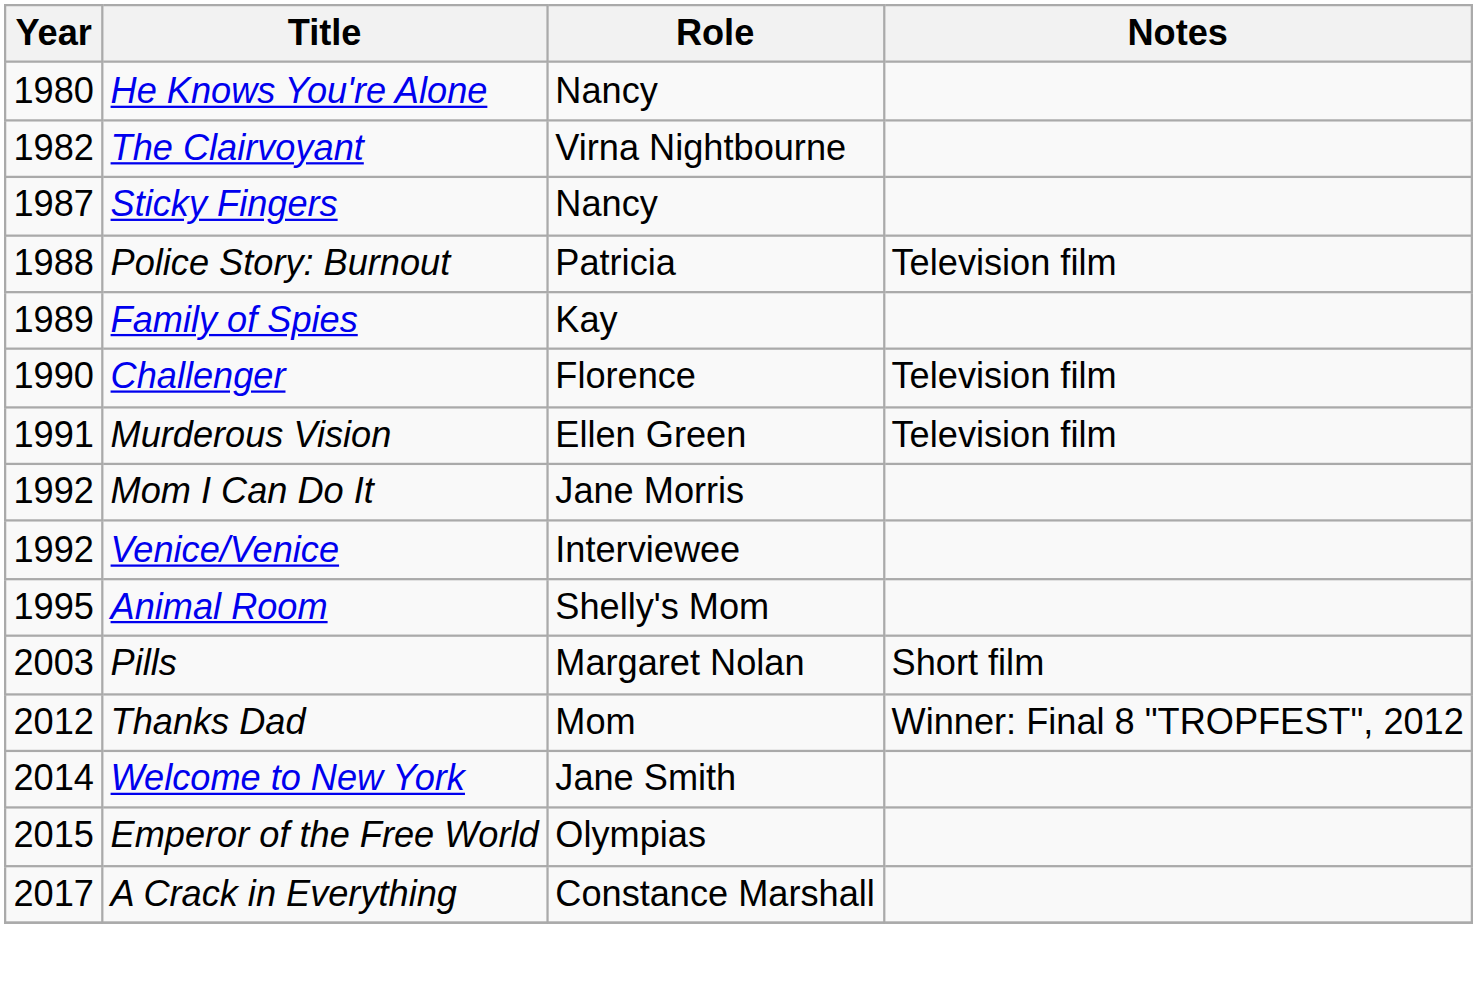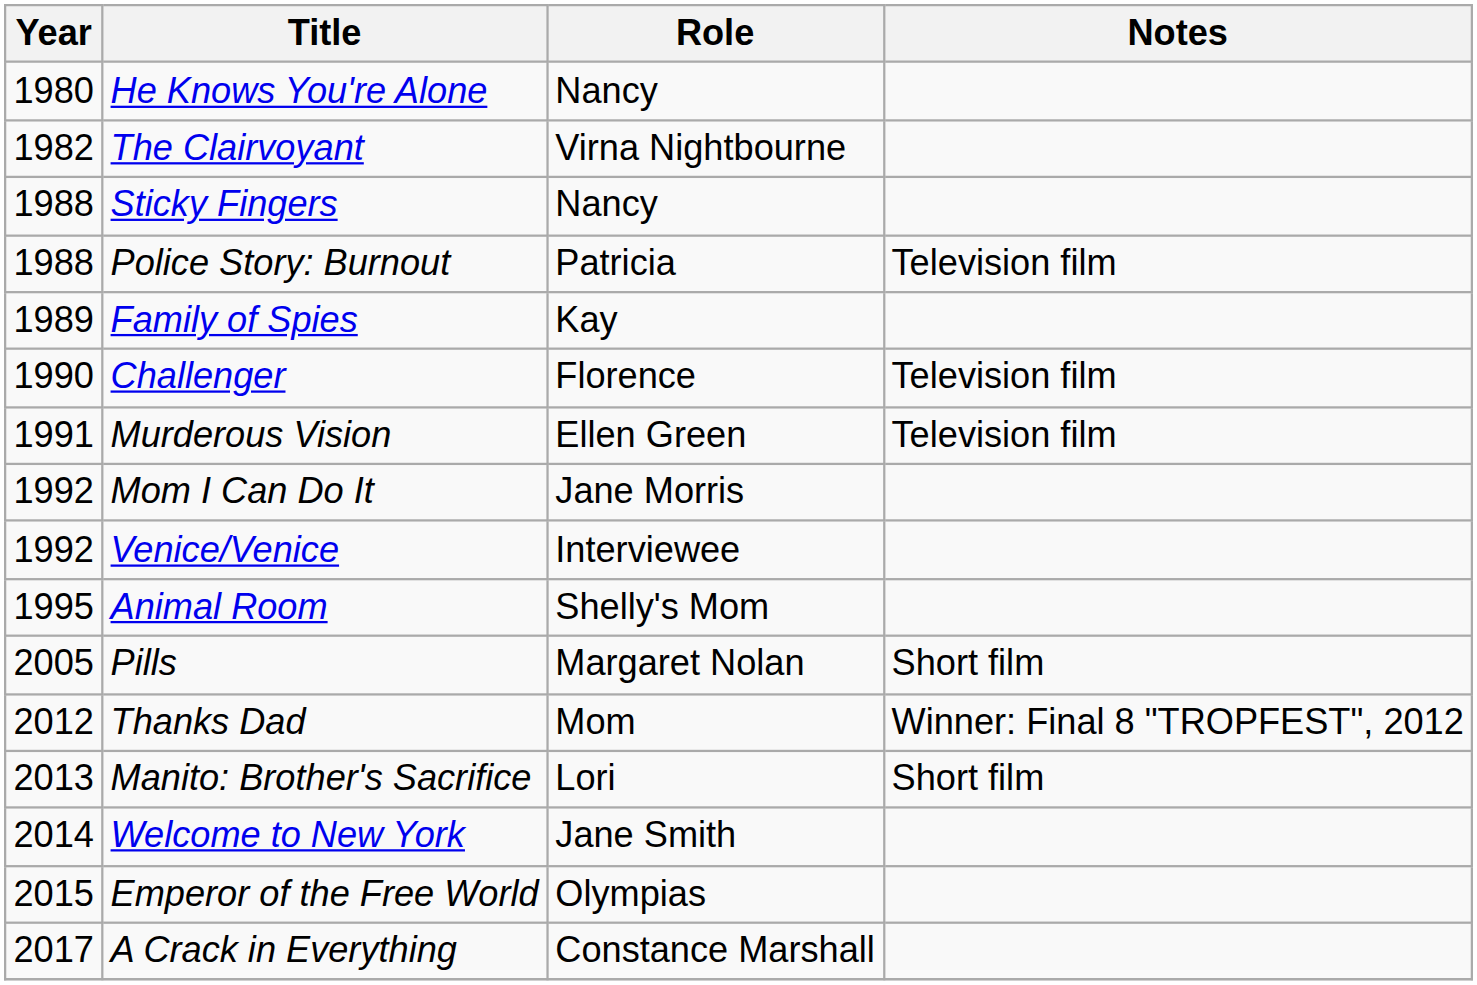(54, 205) 1987 -> (54, 205) 1988
(54, 663) 2003 -> (54, 663) 2005
+ row: (321, 778)
